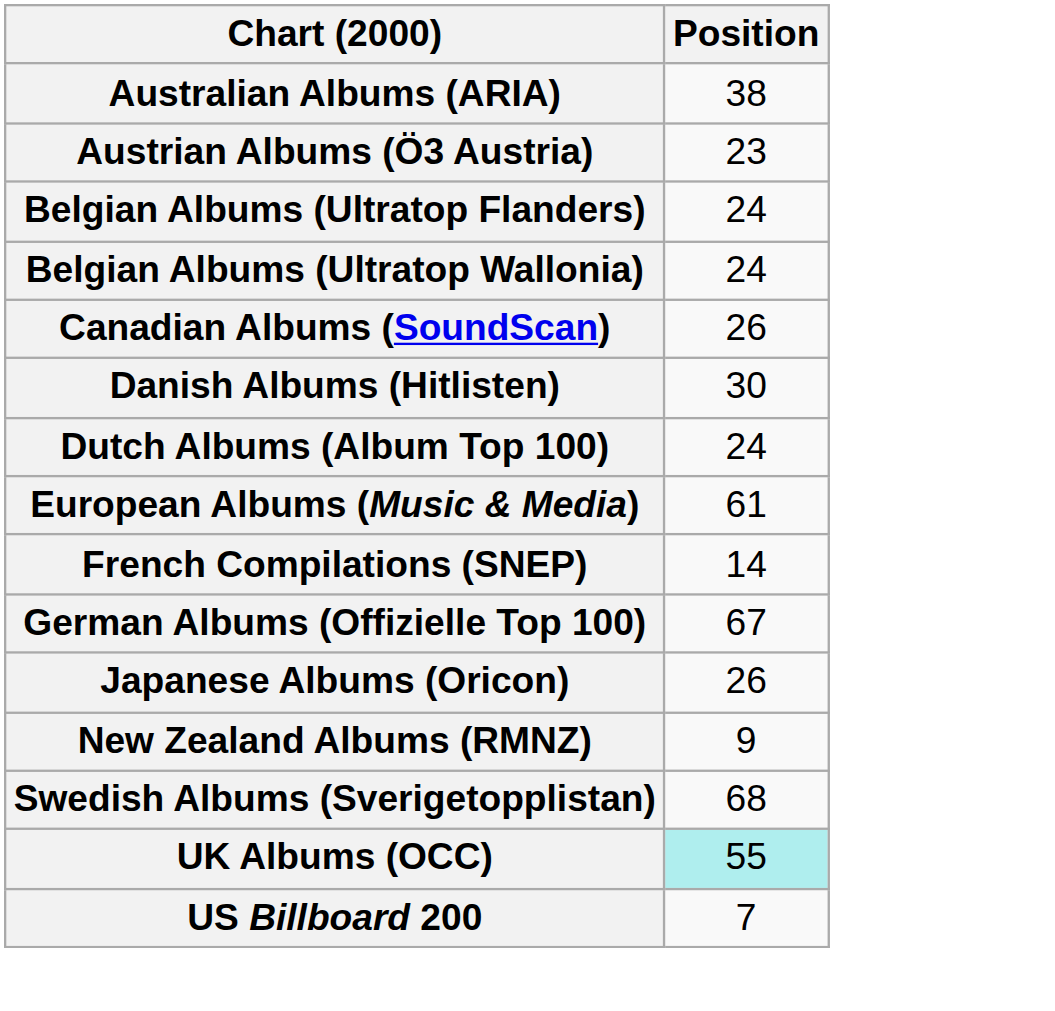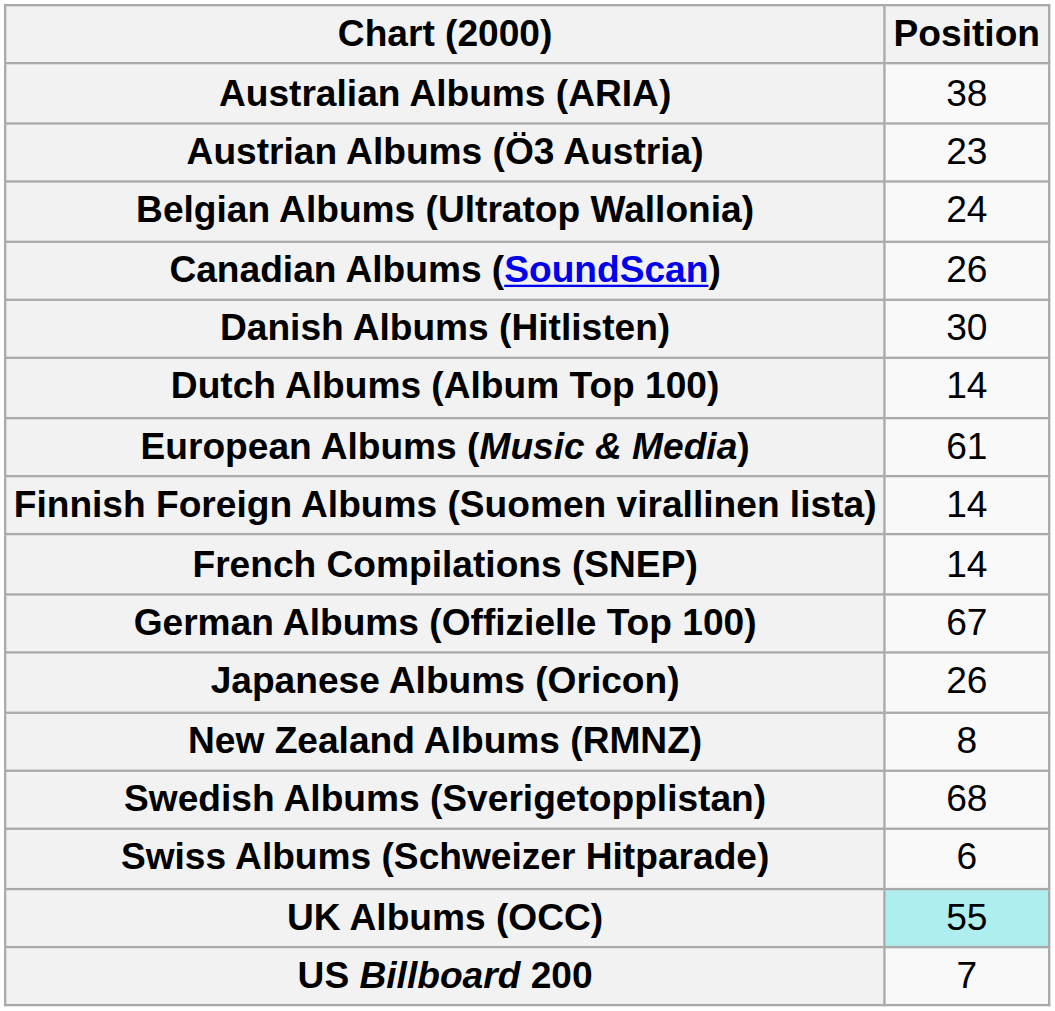- row: (335, 210)
(746, 446) 24 -> (967, 387) 14
+ row: (445, 504)
(746, 740) 9 -> (967, 740) 8
+ row: (445, 858)
